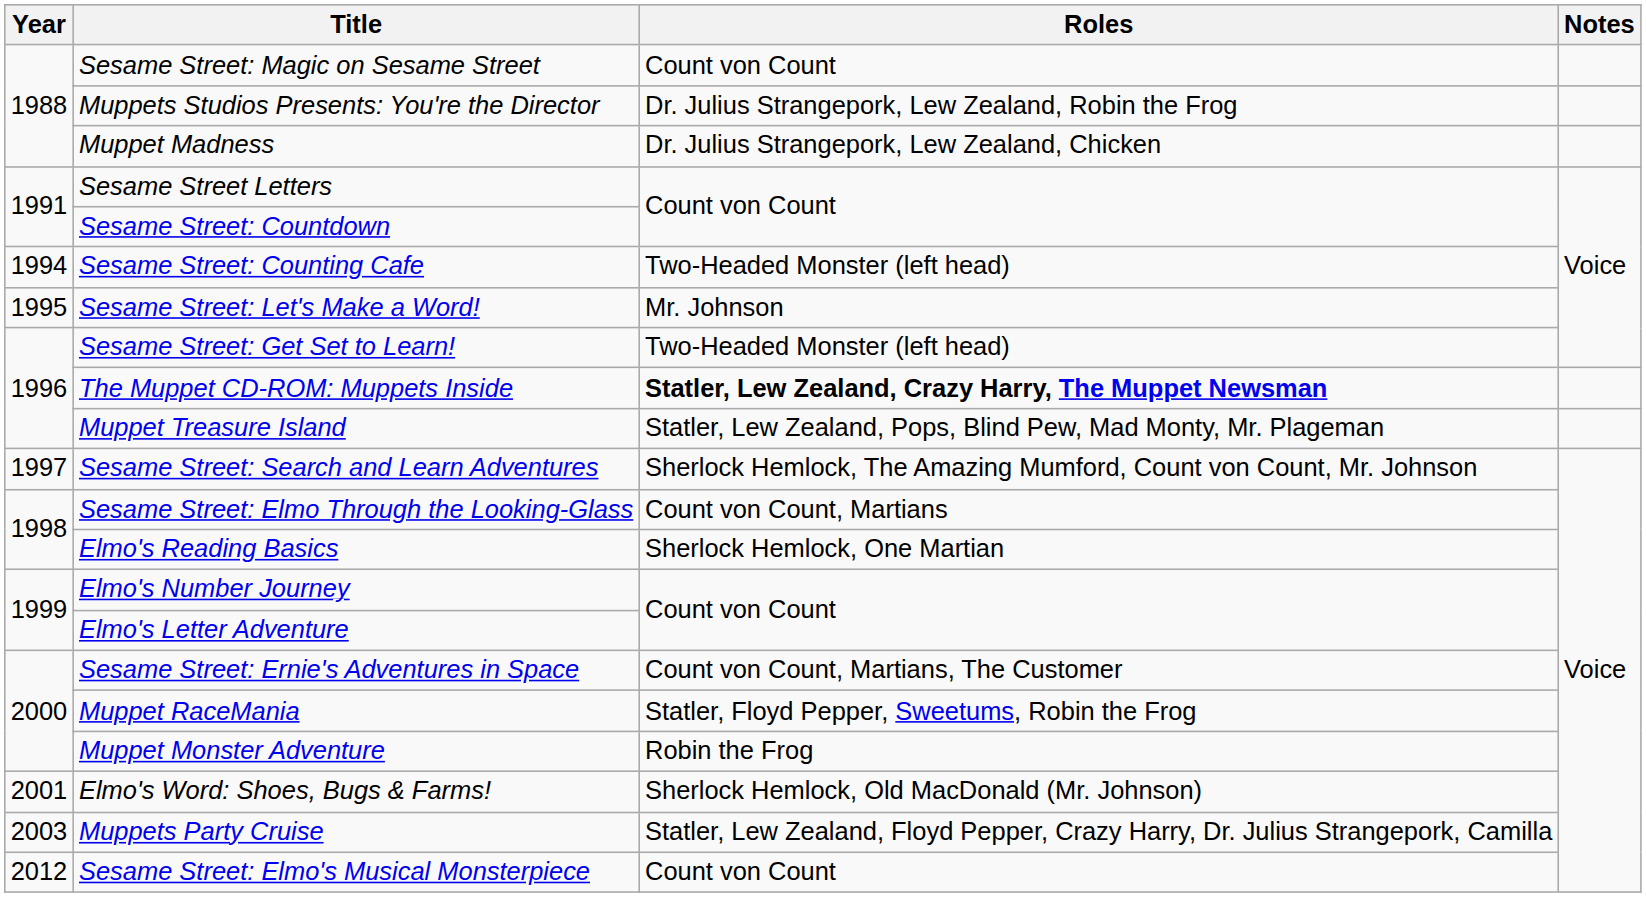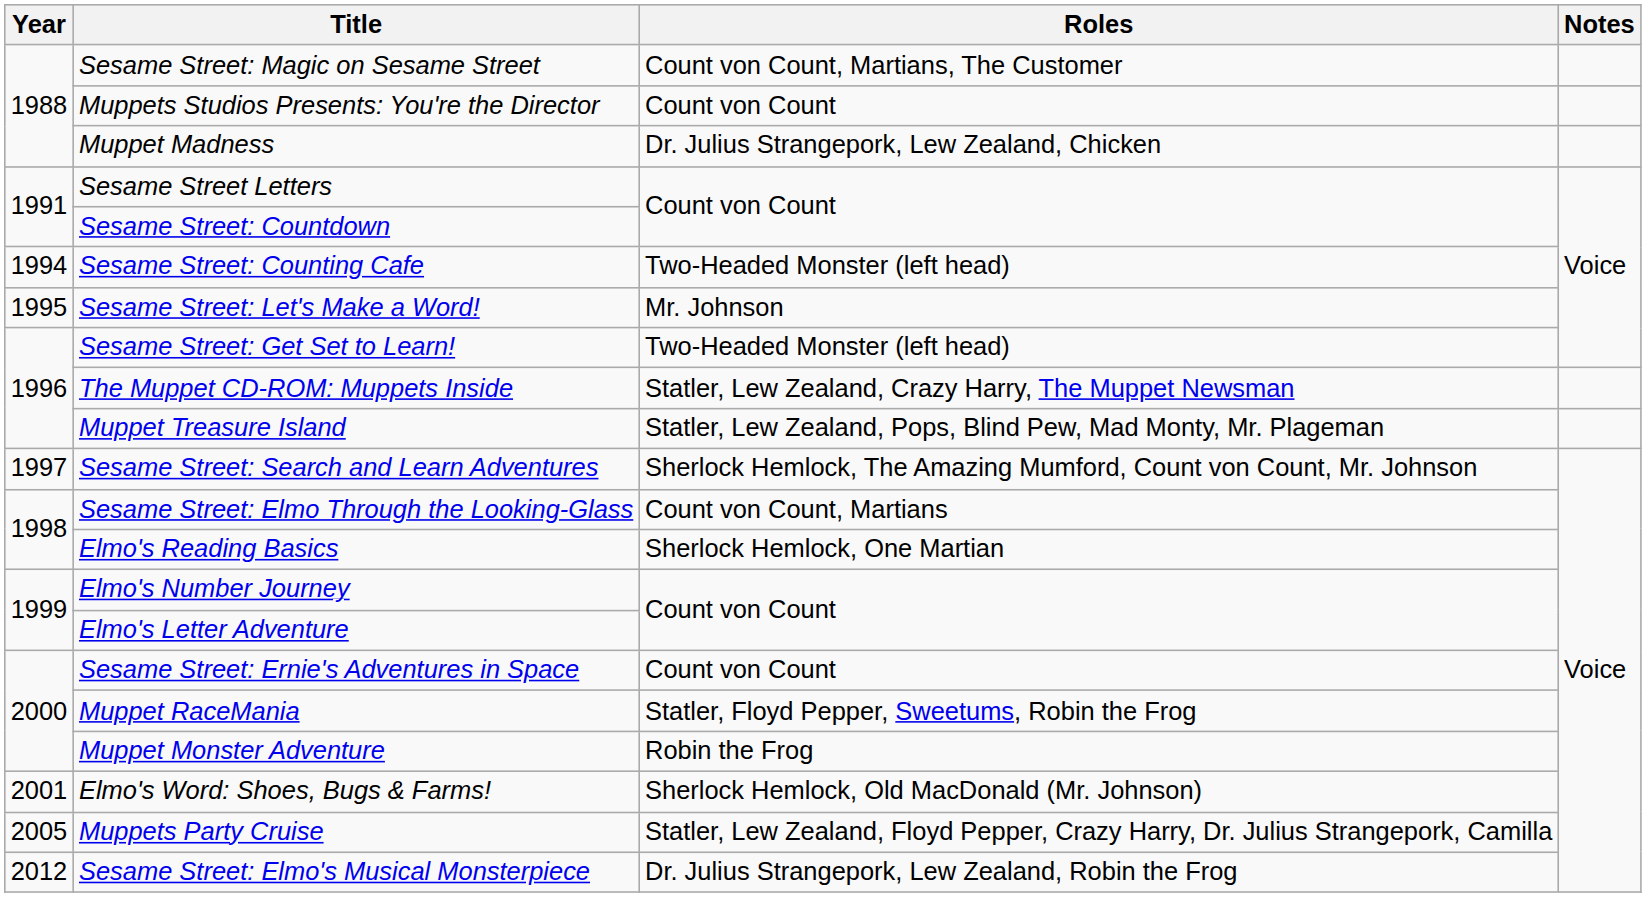(740, 65) Count von Count -> (884, 65) Count von Count, Martians, The Customer
(941, 105) Dr. Julius Strangepork, Lew Zealand, Robin the Frog -> (740, 105) Count von Count
(986, 387) bold -> (970, 387) normal
(884, 670) Count von Count, Martians, The Customer -> (740, 670) Count von Count
(39, 831) 2003 -> (39, 831) 2005
(740, 871) Count von Count -> (941, 871) Dr. Julius Strangepork, Lew Zealand, Robin the Frog
